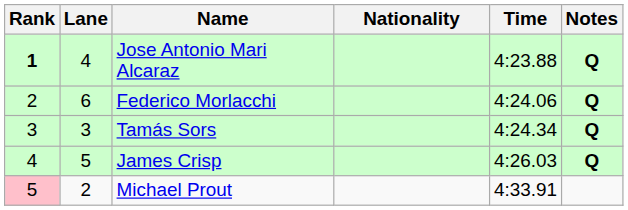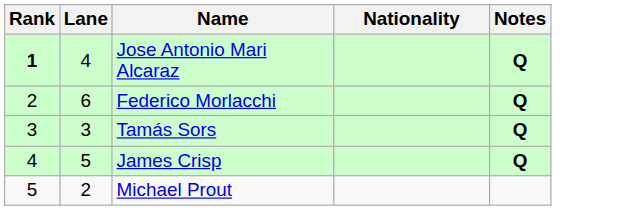- column: (525, 19)
(32, 190) pink background -> (32, 190) no background
